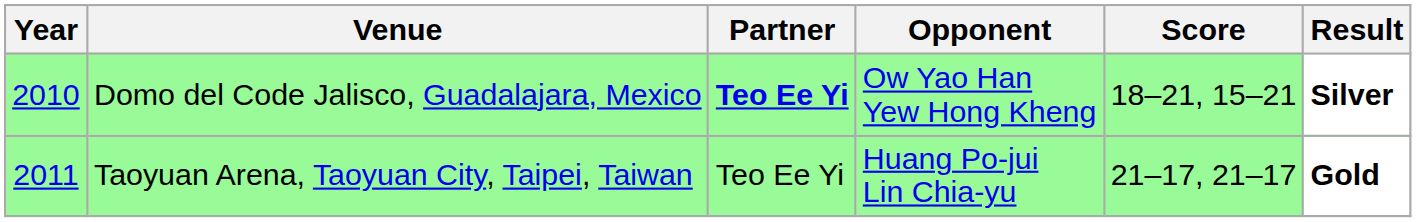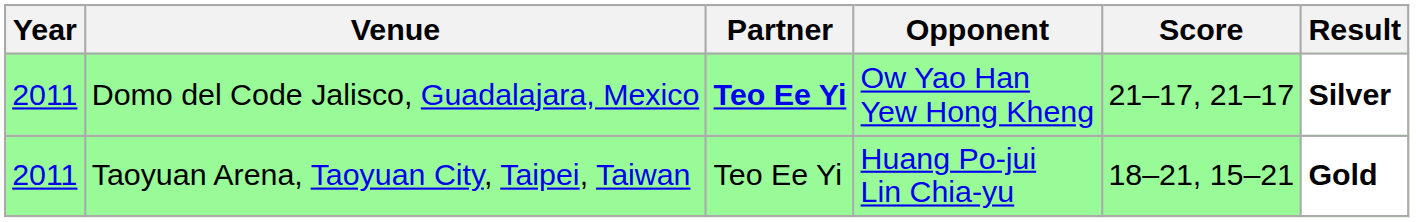(46, 94) 2010 -> (45, 94) 2011
(1204, 94) 18–21, 15–21 -> (1201, 94) 21–17, 21–17
(1204, 176) 21–17, 21–17 -> (1201, 176) 18–21, 15–21
